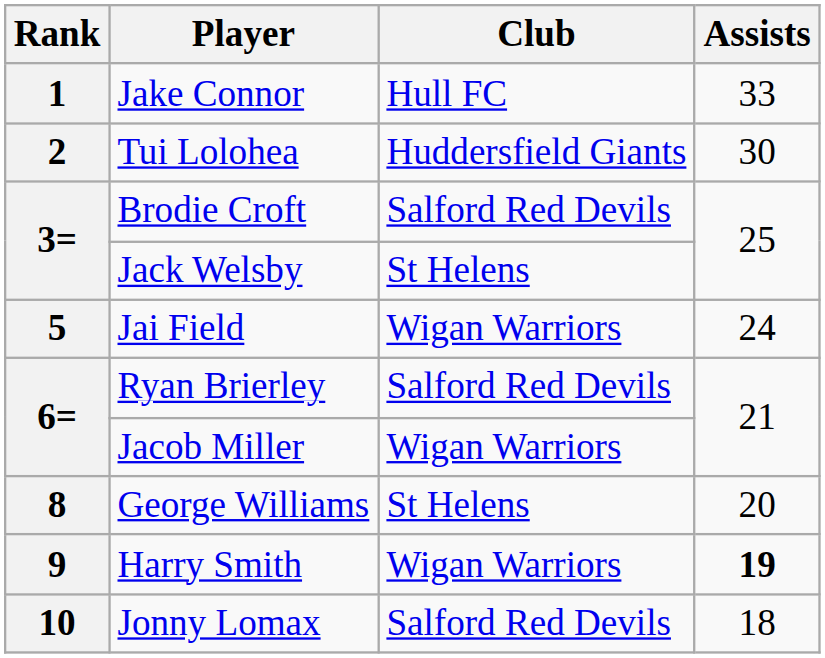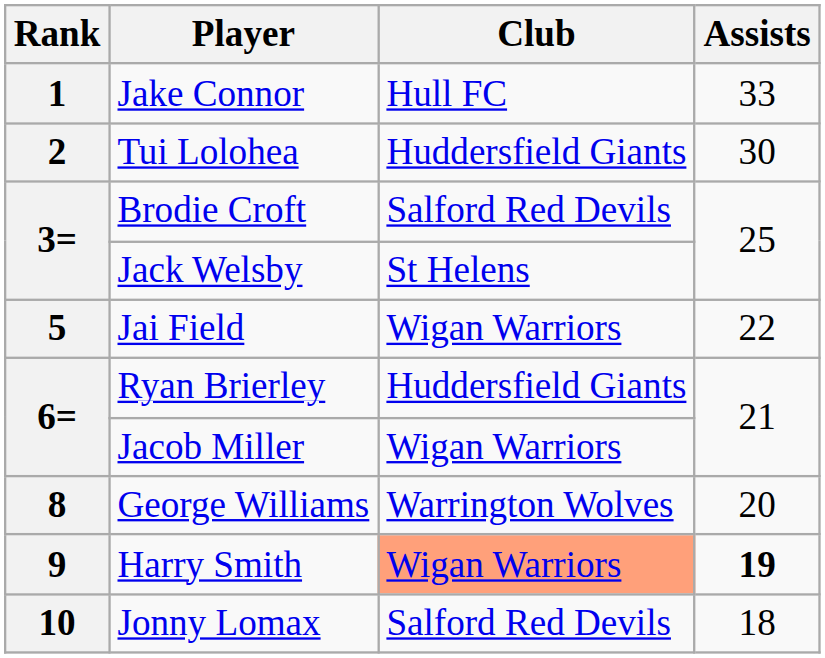(757, 328) 24 -> (757, 328) 22
(529, 387) Salford Red Devils -> (536, 387) Huddersfield Giants
(458, 504) St Helens -> (530, 504) Warrington Wolves
(504, 563) no background -> (504, 563) lightsalmon background
